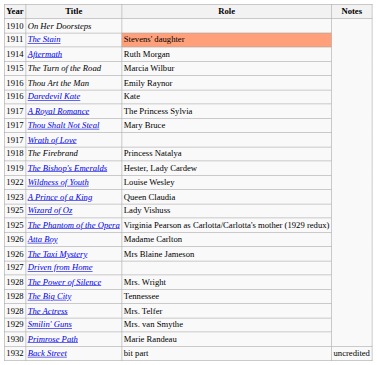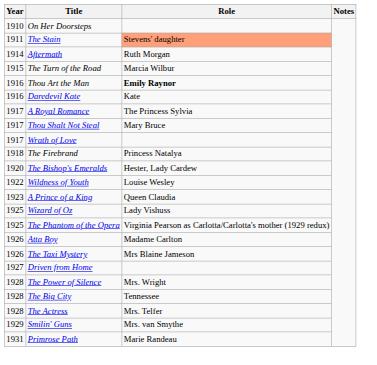(148, 83) normal -> (150, 83) bold
(15, 168) 1919 -> (15, 168) 1920
(15, 339) 1930 -> (15, 339) 1931
- row: (47, 354)
